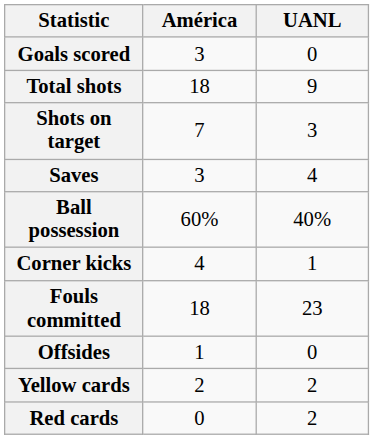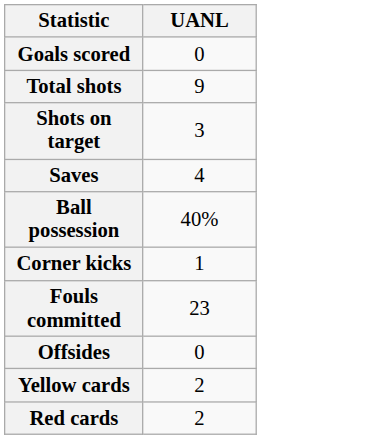- column: (200, 20)
